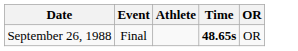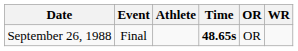+ column: (279, 14)
